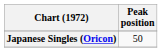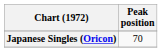(138, 39) 50 -> (138, 39) 70
